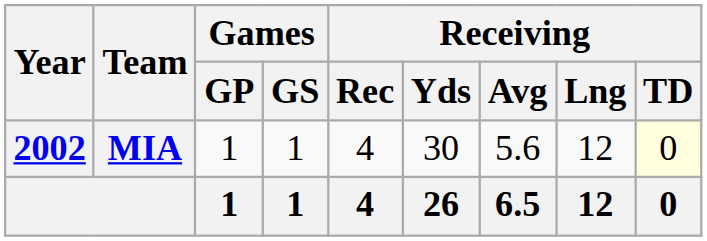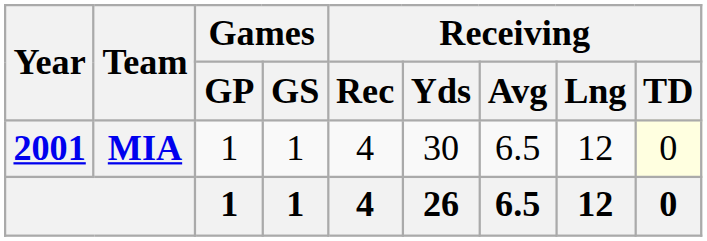(50, 147) 2002 -> (50, 147) 2001
(518, 147) 5.6 -> (518, 147) 6.5
